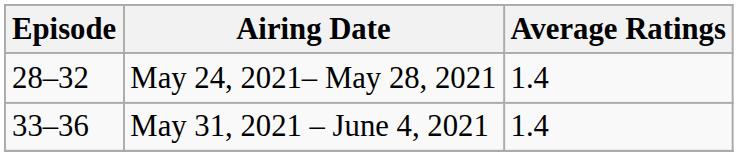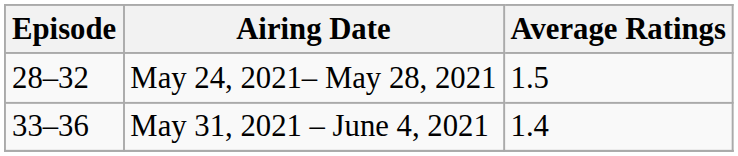(530, 77) 1.4 -> (530, 77) 1.5
